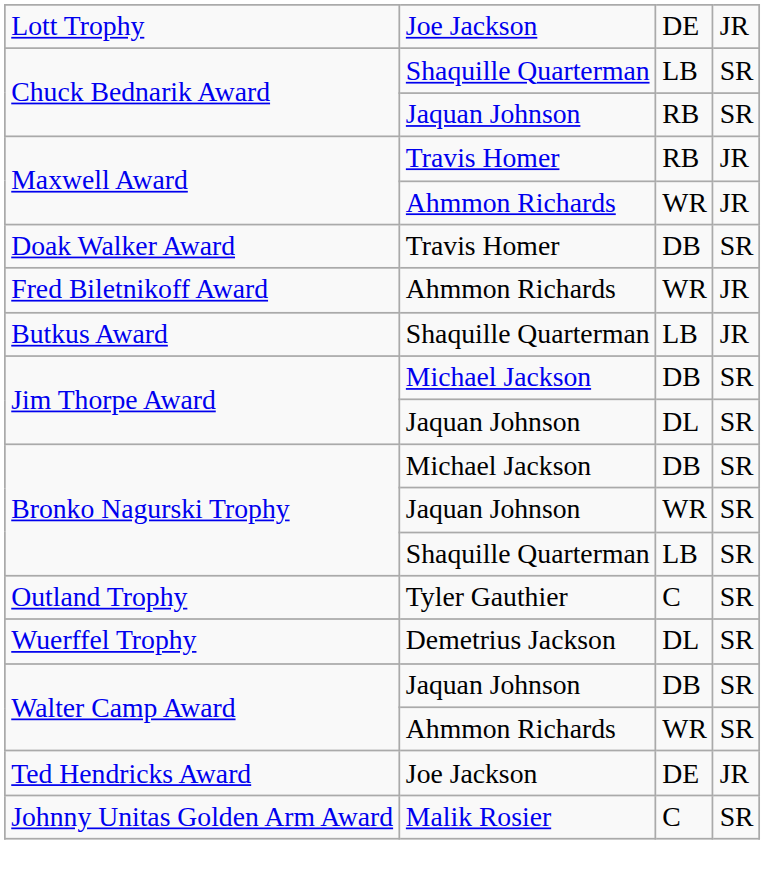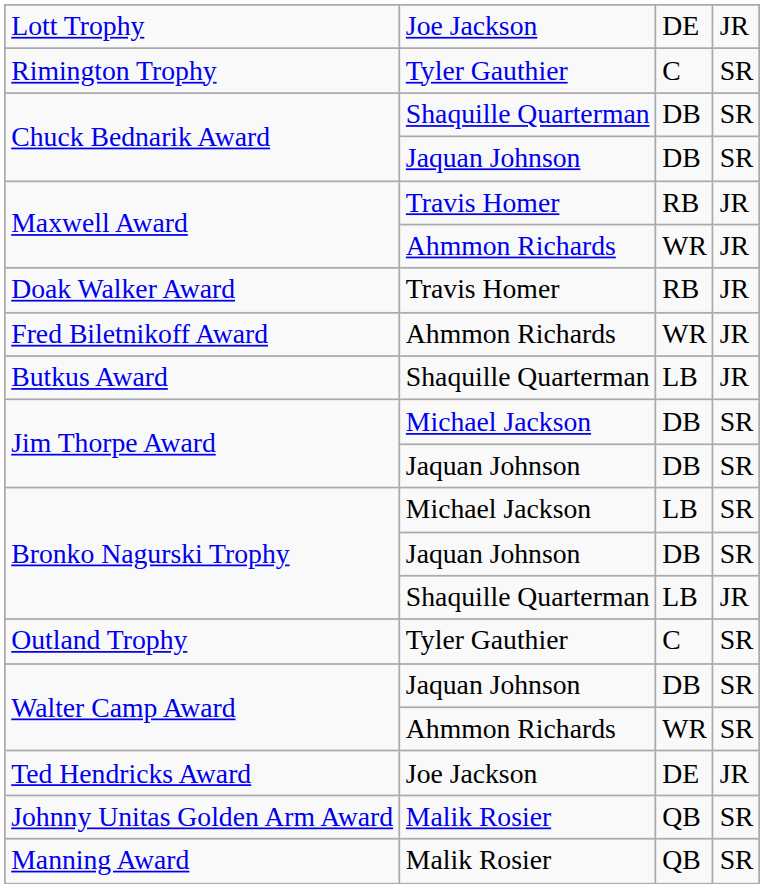+ row: (114, 70)
(680, 70) LB -> (682, 114) DB
(681, 114) RB -> (682, 158) DB
(682, 245) DB -> (681, 289) RB
(737, 245) SR -> (734, 289) JR
(681, 421) DL -> (682, 465) DB
(682, 465) DB -> (680, 509) LB
(685, 509) WR -> (682, 553) DB
(737, 553) SR -> (734, 597) JR
- row: (104, 641)
(672, 816) C -> (682, 816) QB
+ row: (100, 860)
